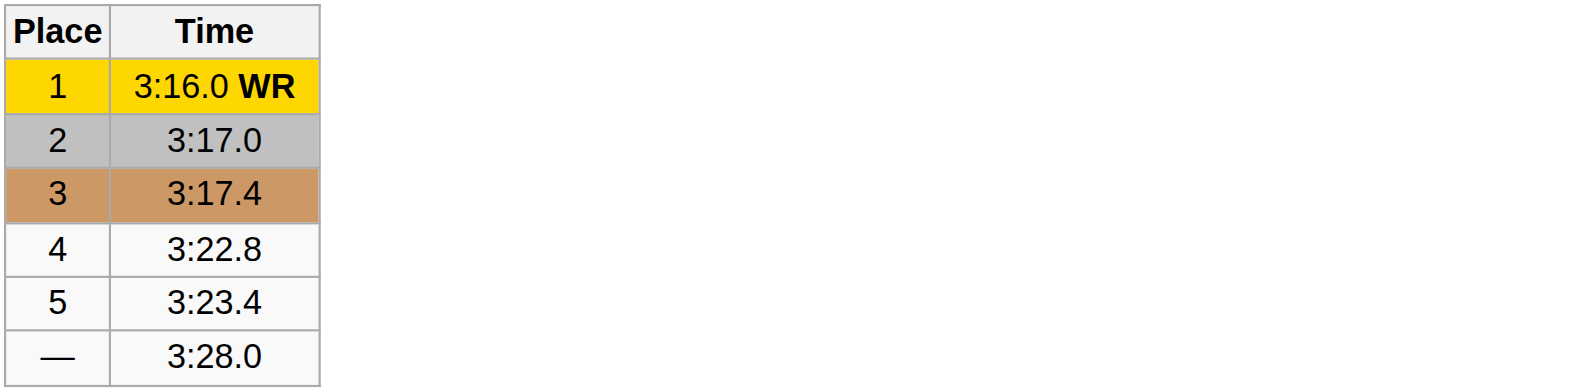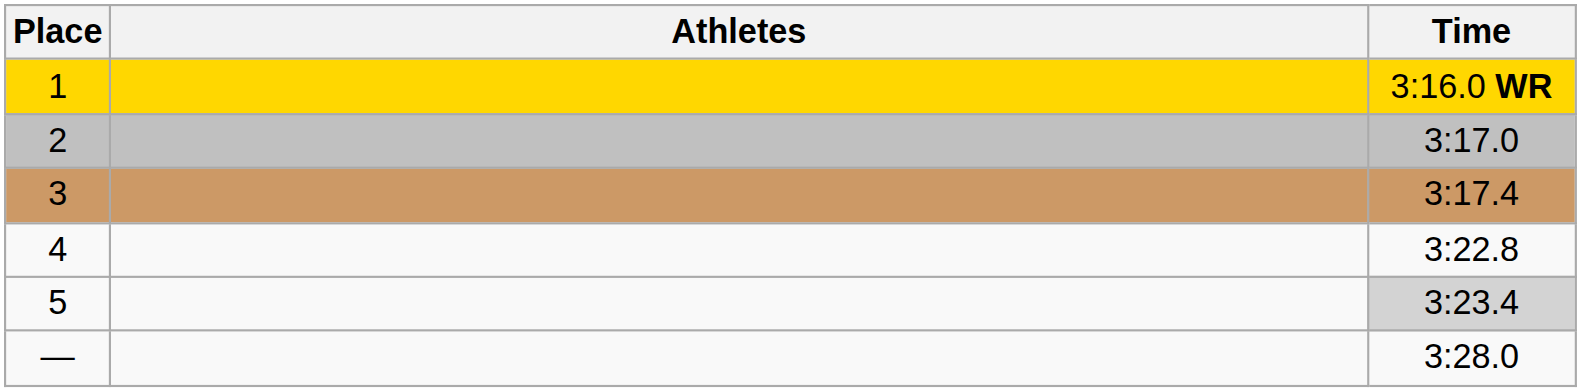+ column: (739, 31)
(215, 303) no background -> (1471, 303) lightgrey background
